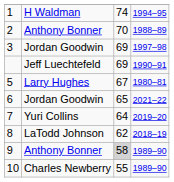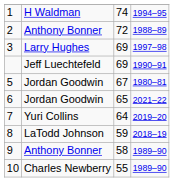(122, 30) 70 -> (122, 30) 72
(64, 47) Jordan Goodwin -> (57, 47) Larry Hughes
(57, 82) Larry Hughes -> (64, 82) Jordan Goodwin
(122, 133) 62 -> (122, 133) 59
(122, 151) lightgrey background -> (122, 151) no background
